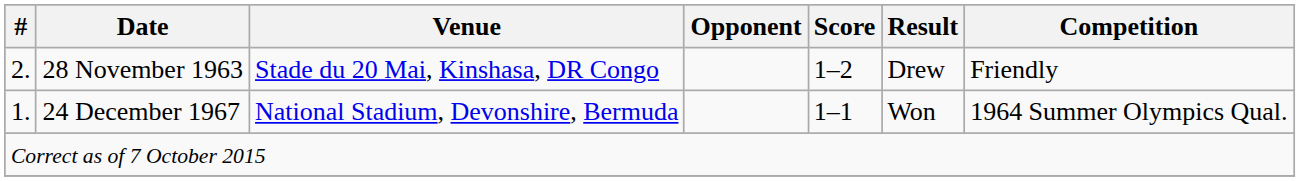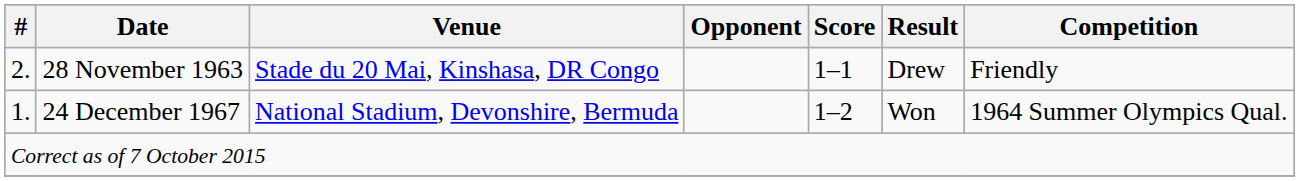(833, 68) 1–2 -> (833, 68) 1–1
(833, 111) 1–1 -> (833, 111) 1–2
